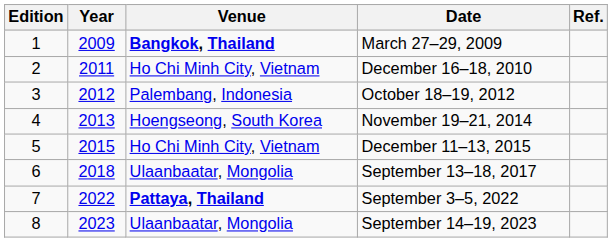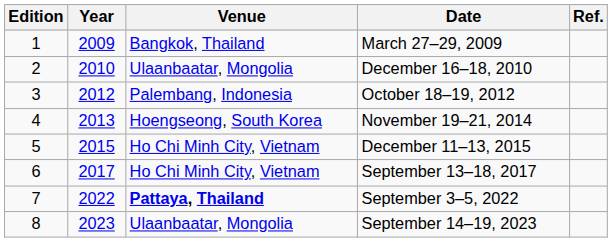(202, 43) bold -> (197, 43) normal
(97, 69) 2011 -> (97, 69) 2010
(225, 69) Ho Chi Minh City, Vietnam -> (211, 69) Ulaanbaatar, Mongolia
(97, 172) 2018 -> (97, 172) 2017
(211, 172) Ulaanbaatar, Mongolia -> (225, 172) Ho Chi Minh City, Vietnam
